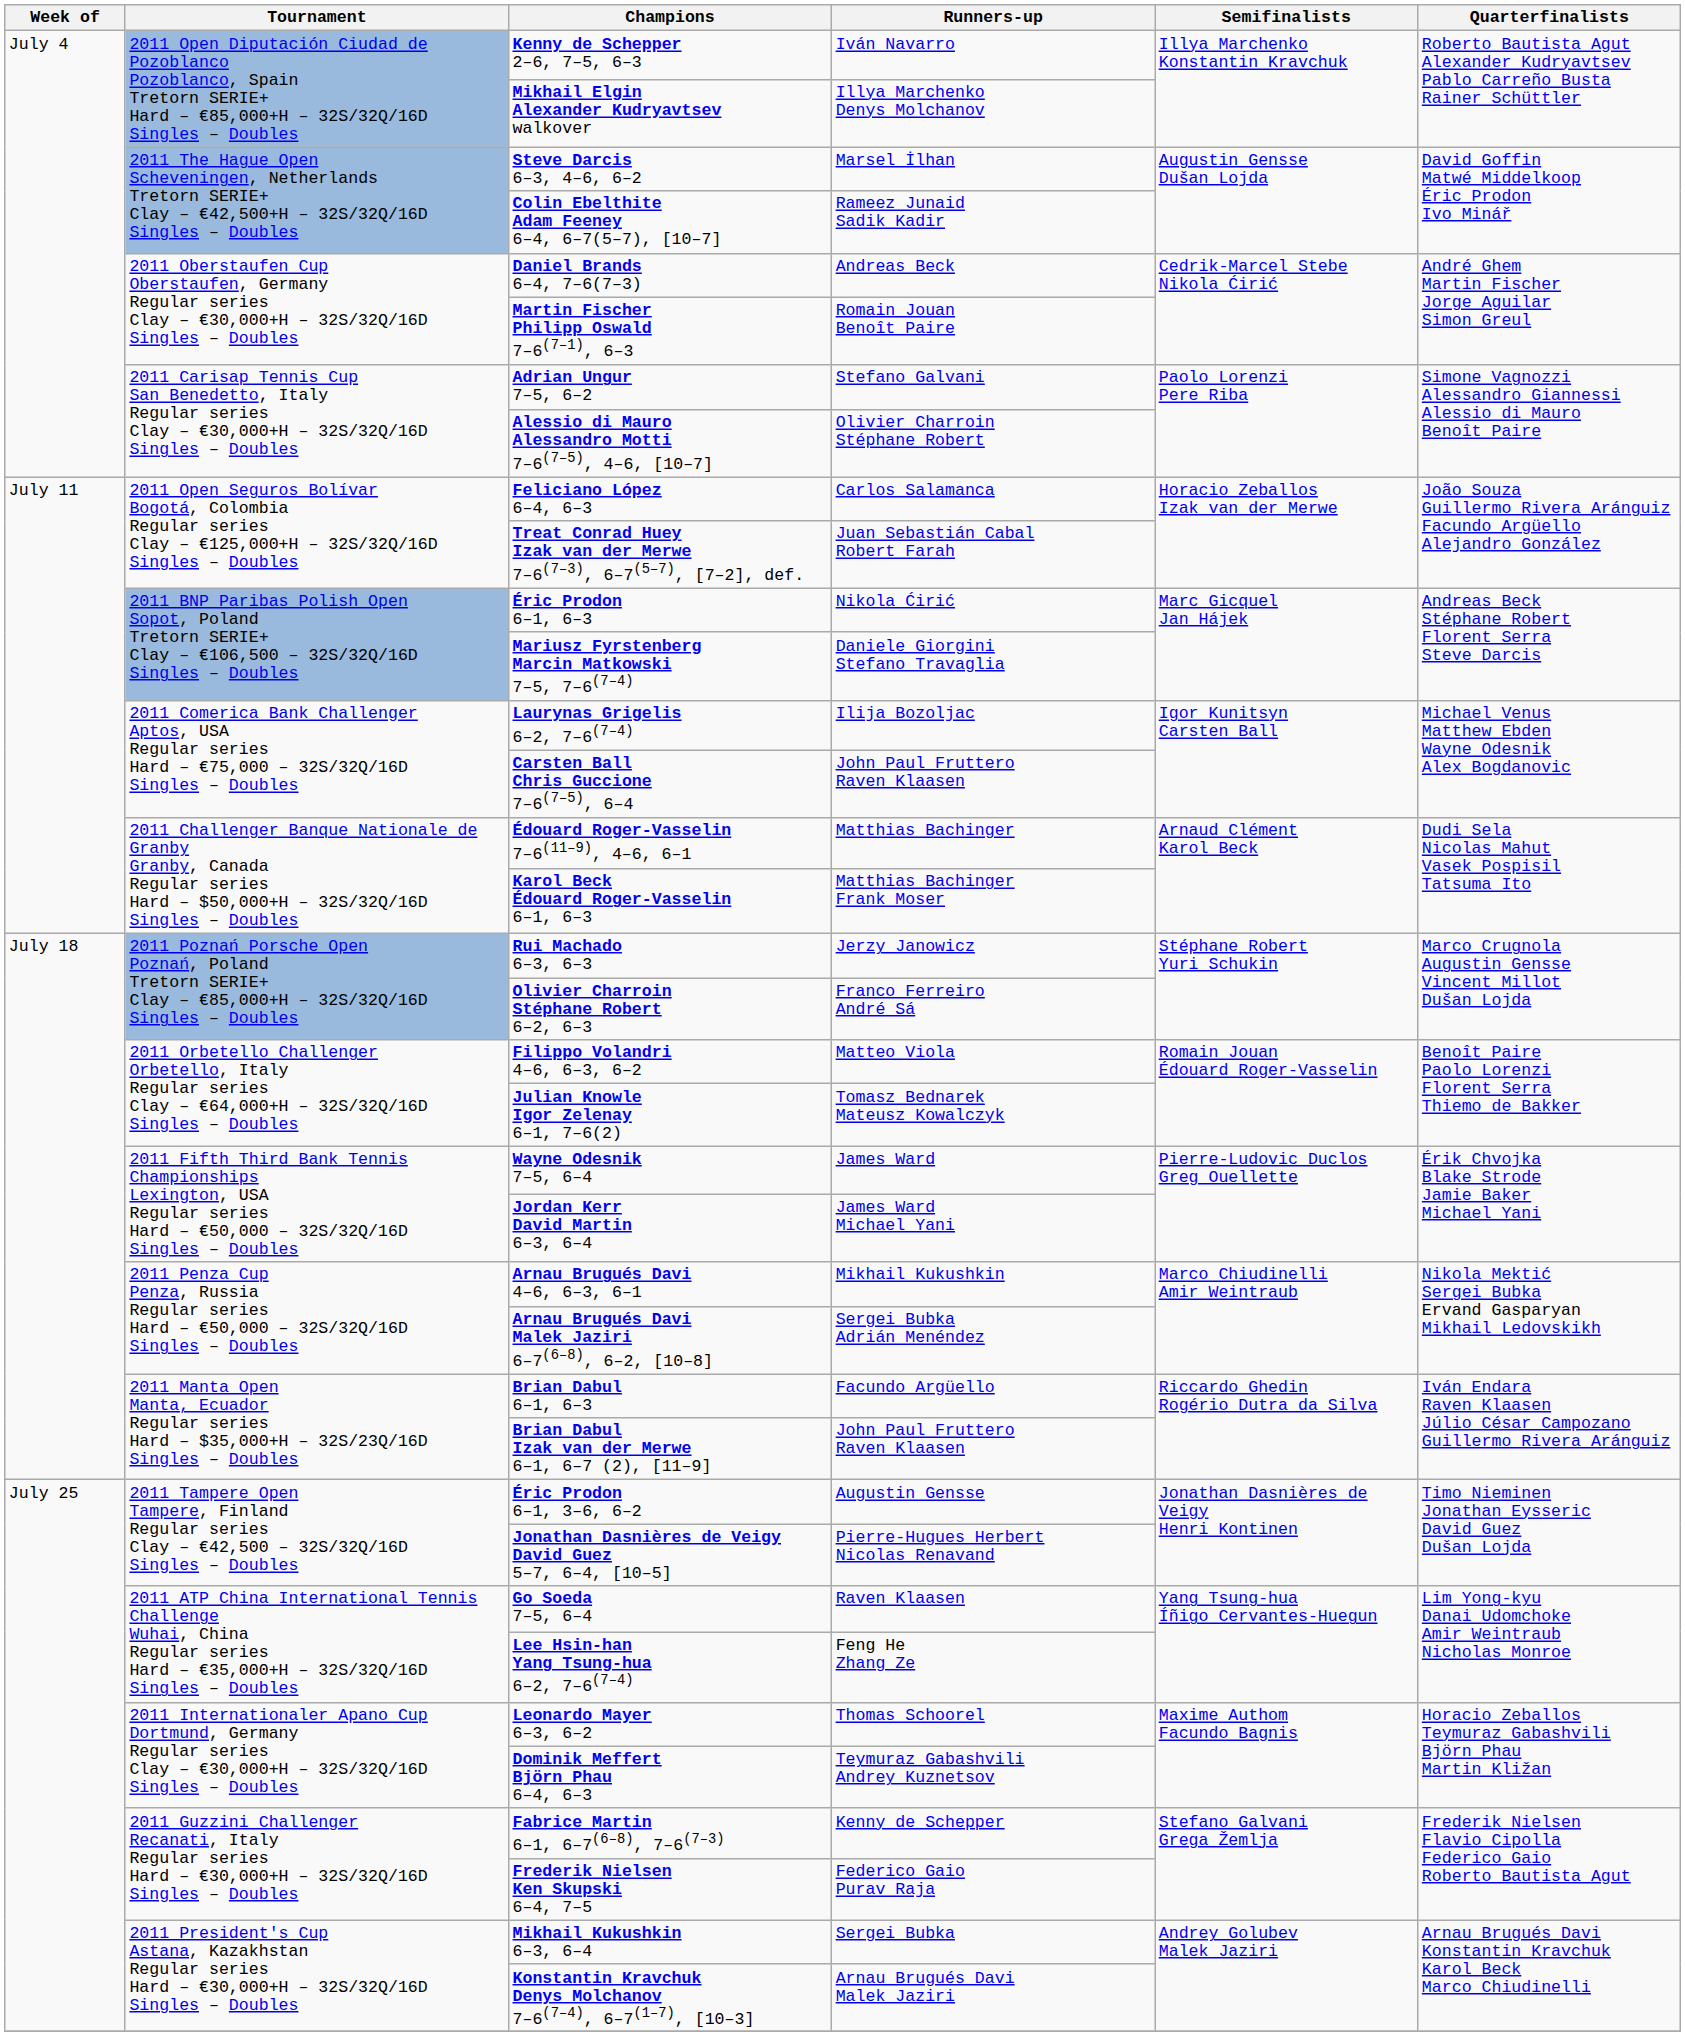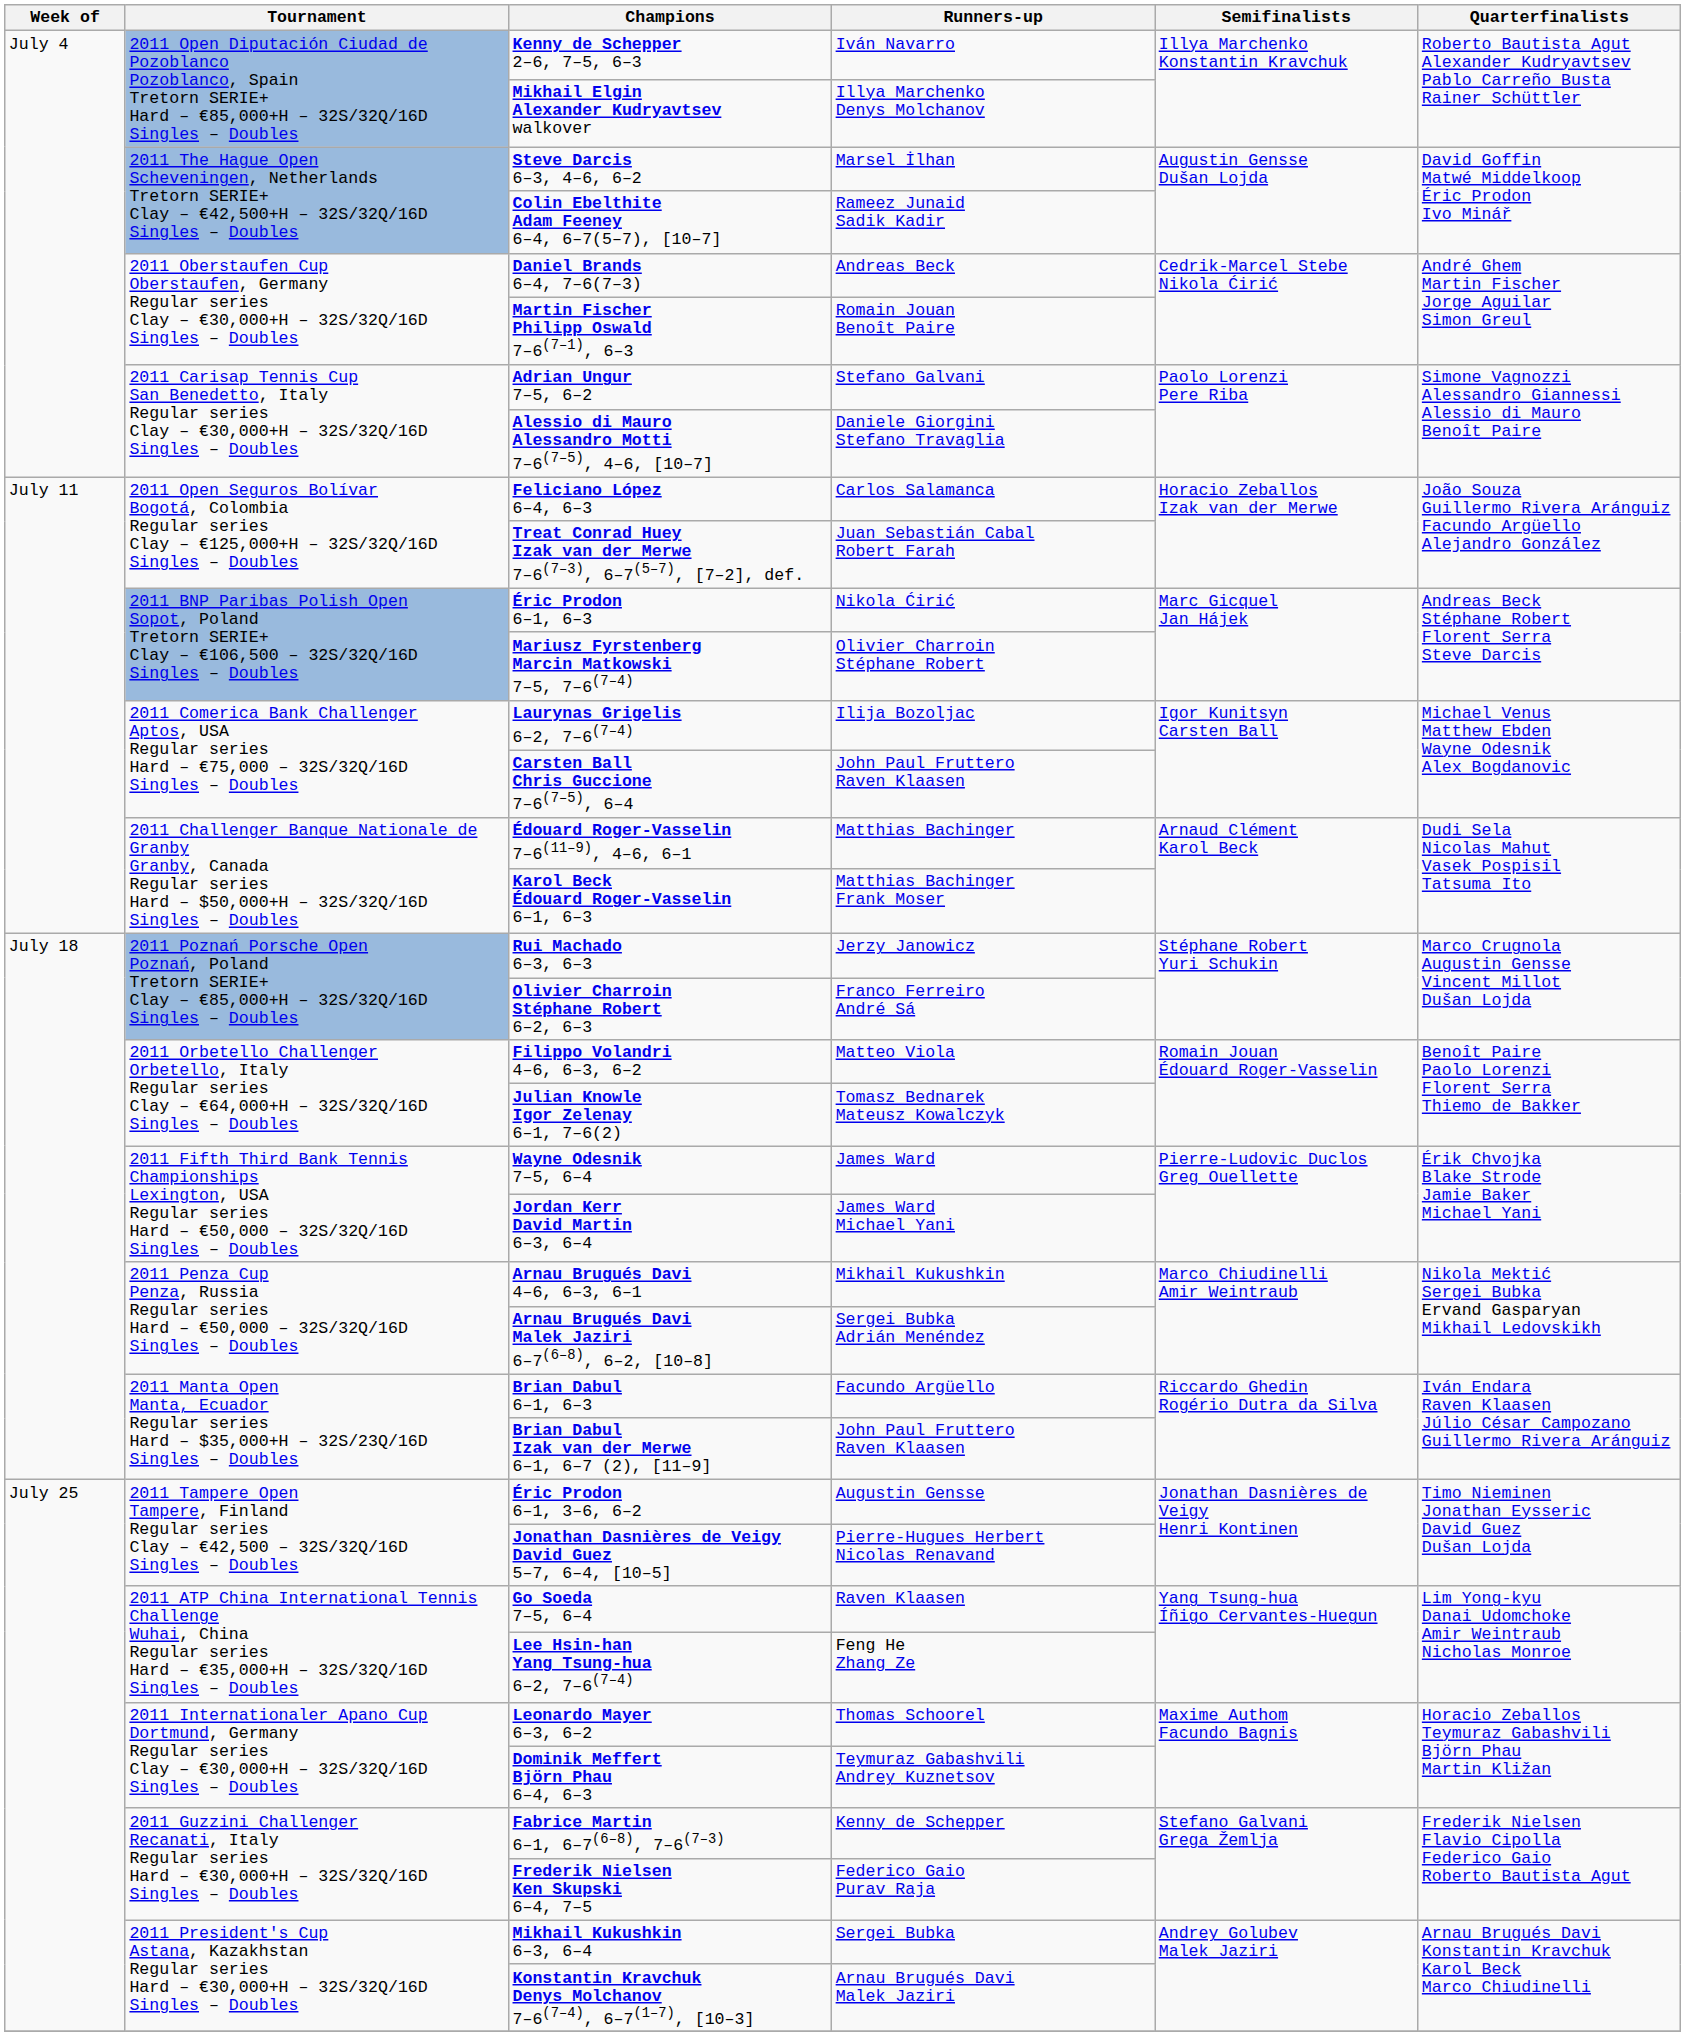(915, 431) Olivier Charroin Stéphane Robert -> (920, 431) Daniele Giorgini Stefano Travaglia
(920, 655) Daniele Giorgini Stefano Travaglia -> (915, 655) Olivier Charroin Stéphane Robert
